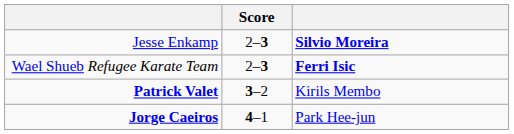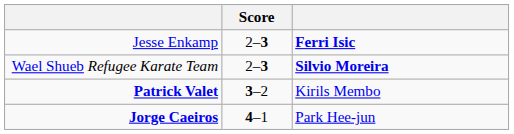(342, 42) Silvio Moreira -> (325, 42) Ferri Isic
(325, 67) Ferri Isic -> (342, 67) Silvio Moreira
